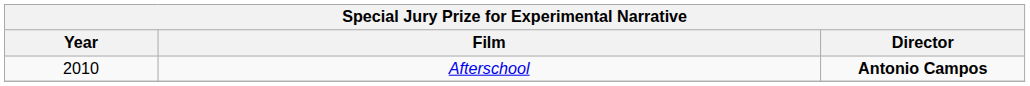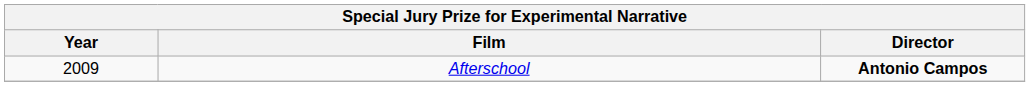(81, 68) 2010 -> (81, 68) 2009
